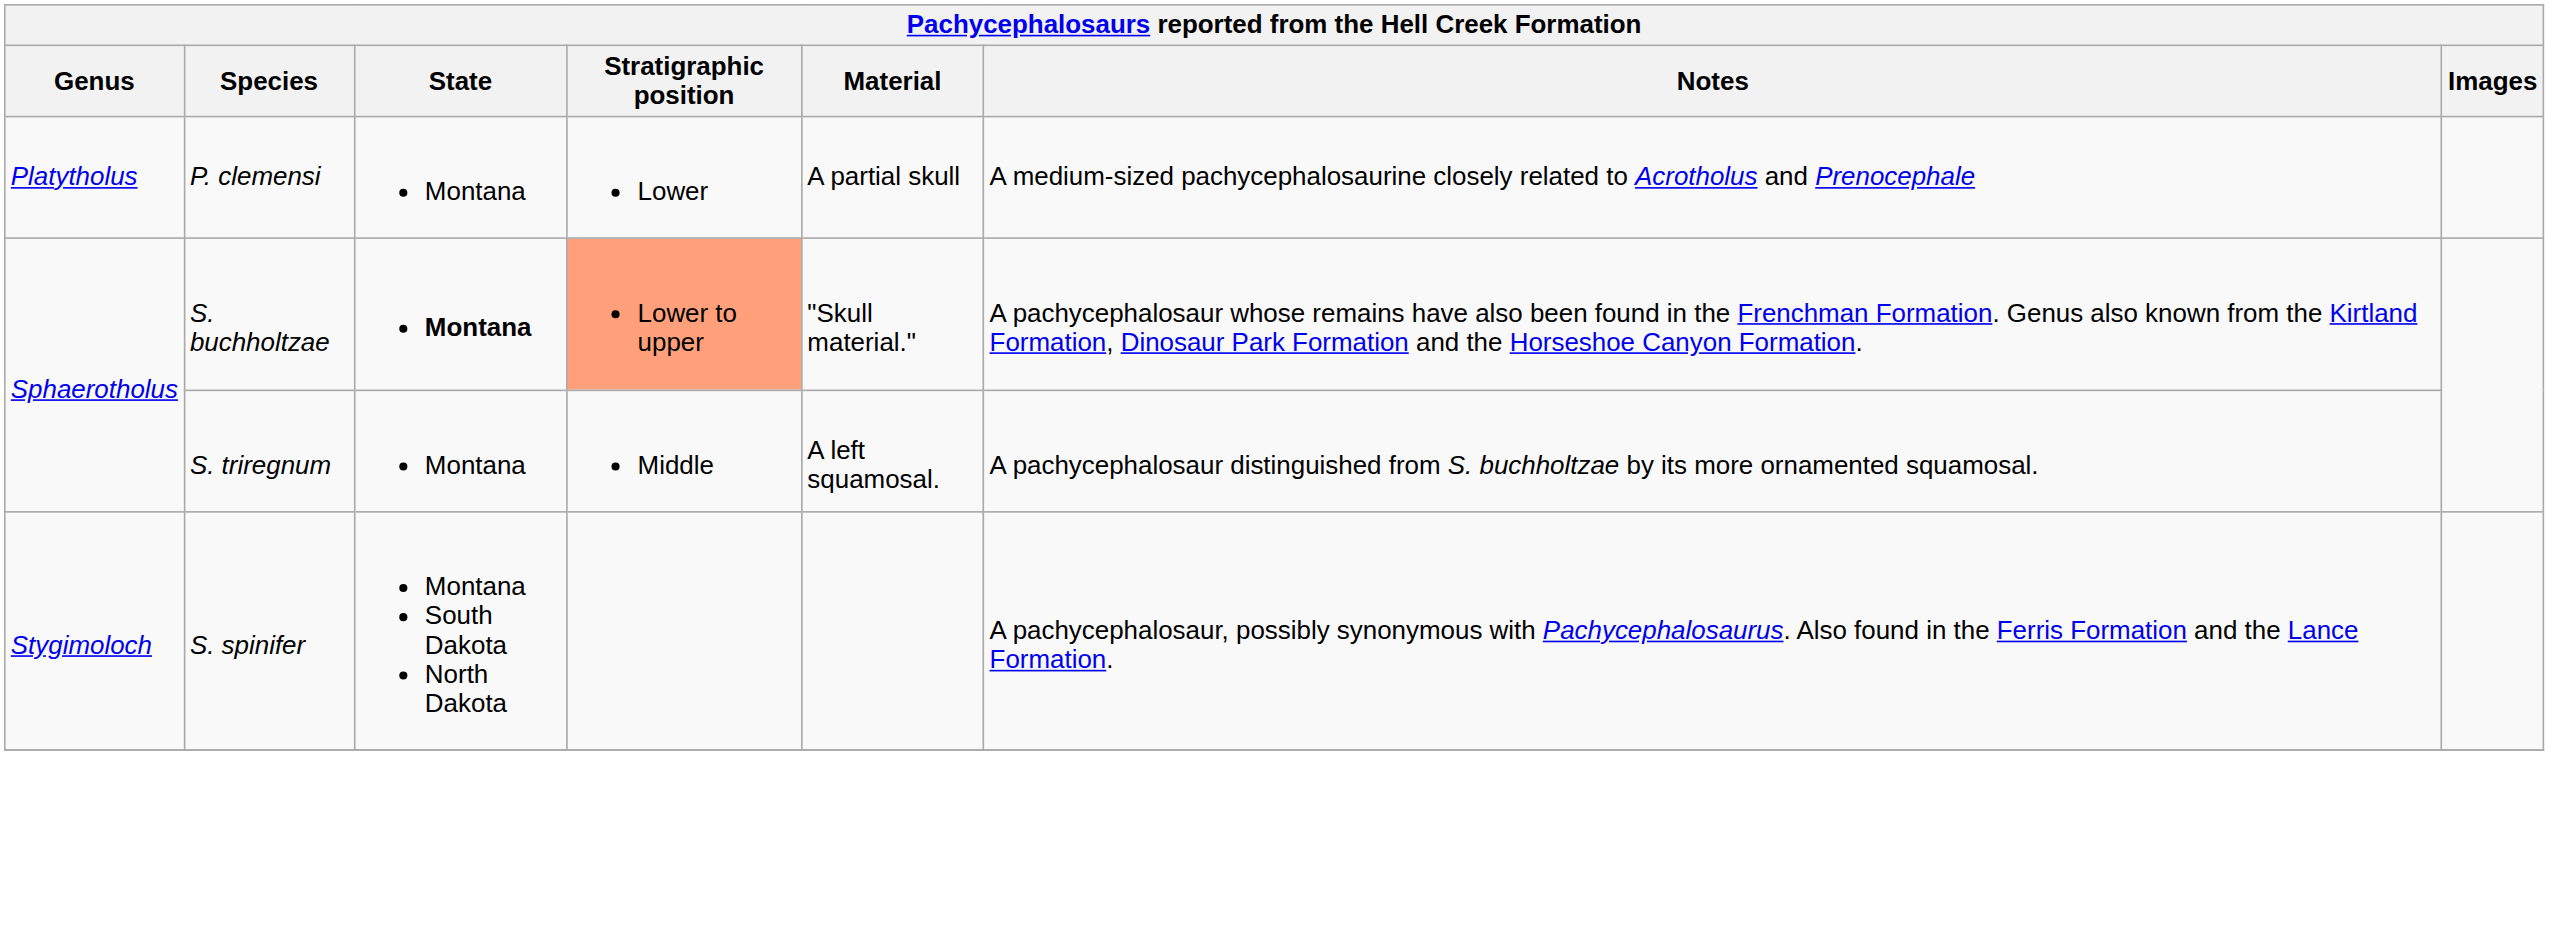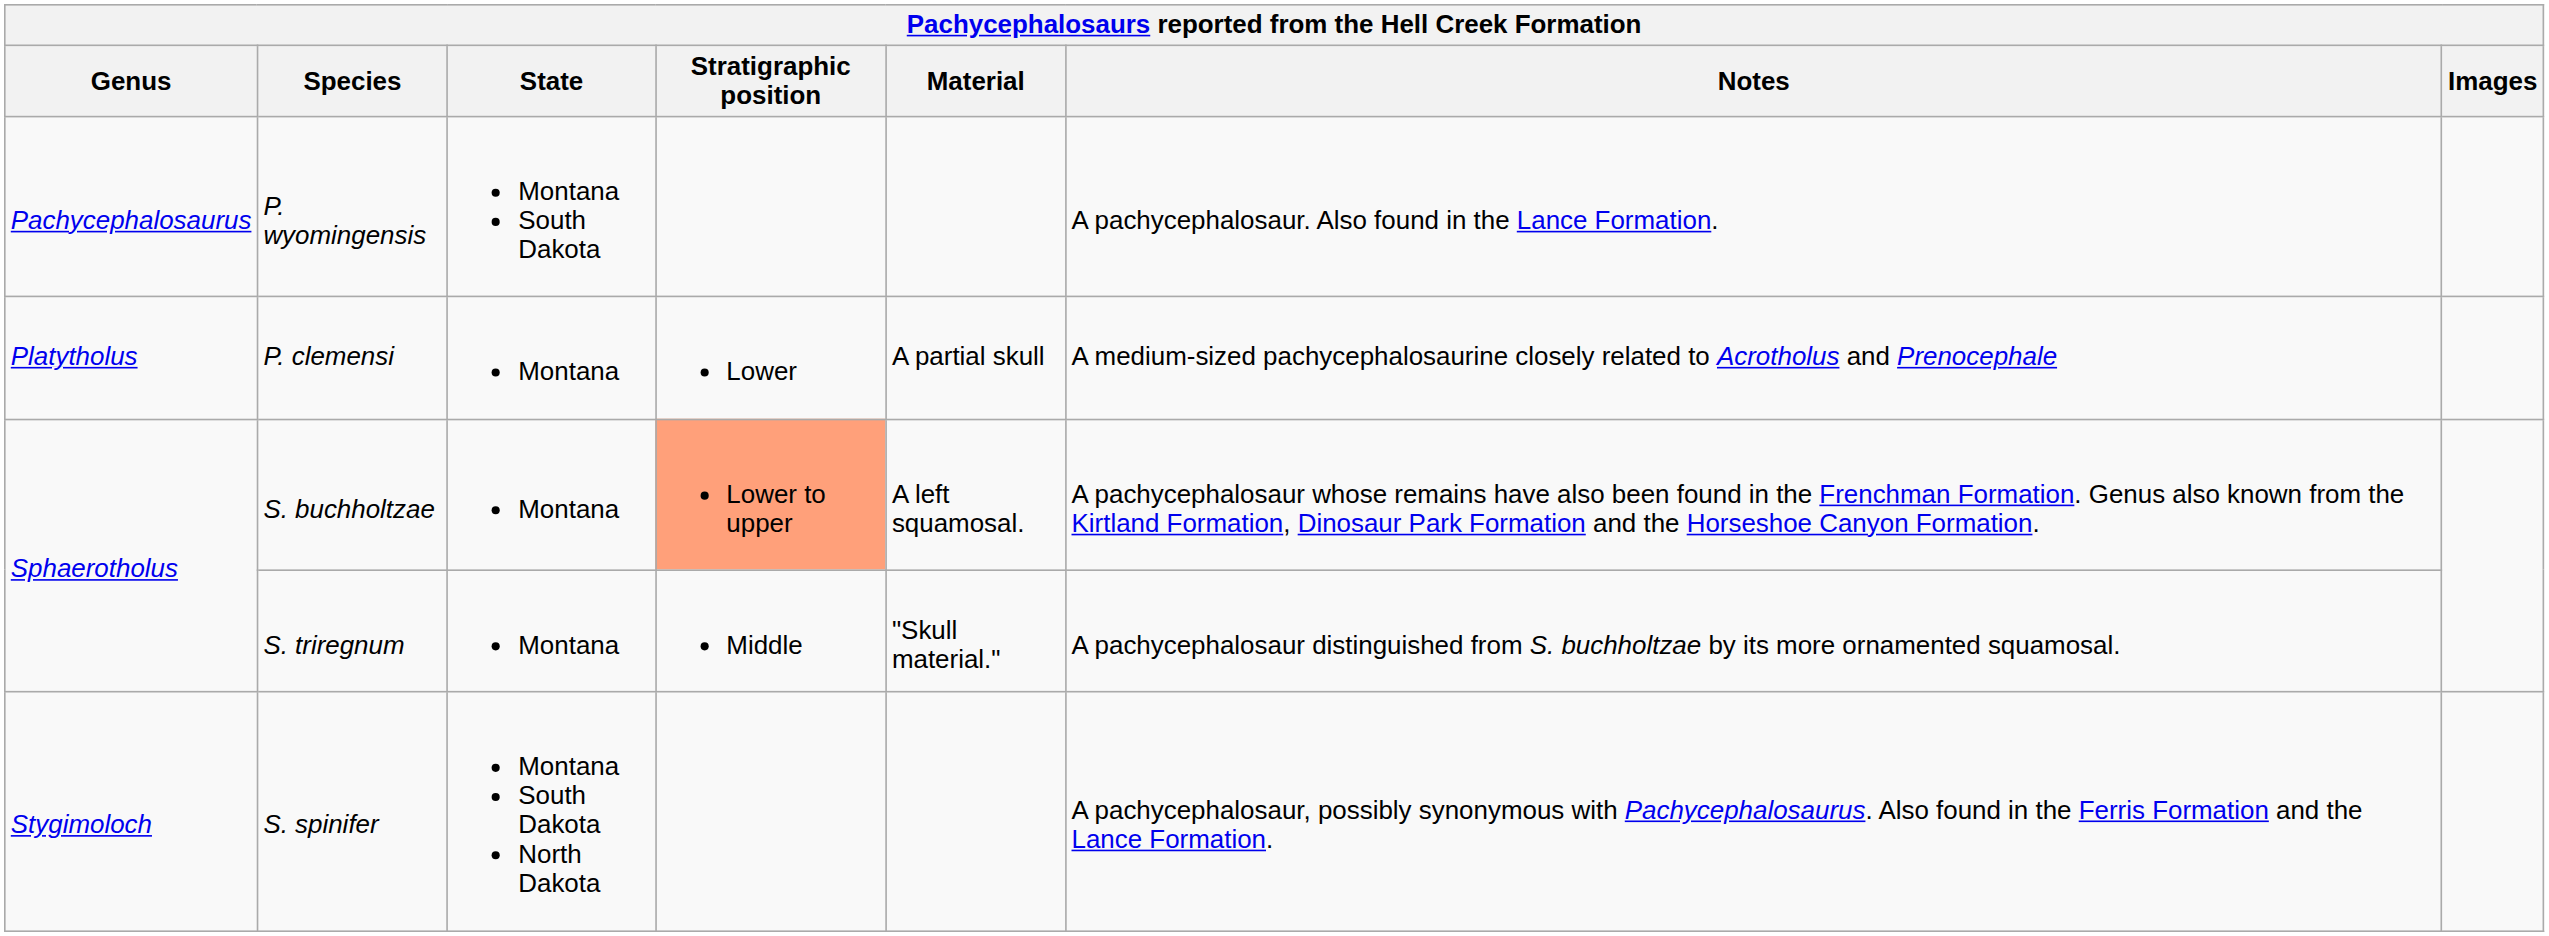+ row: (345, 220)
(460, 329) bold -> (552, 509) normal
(862, 328) "Skull material." -> (958, 508) A left squamosal.
(874, 464) A left squamosal. -> (946, 645) "Skull material."
